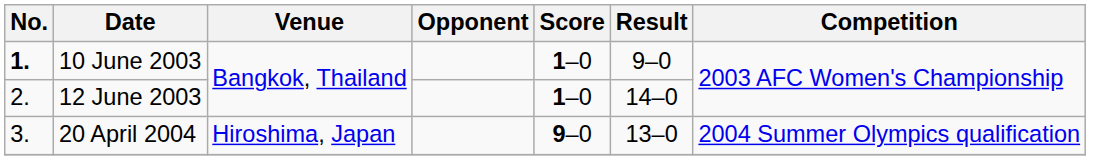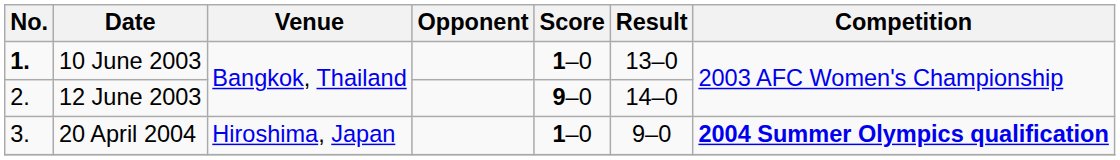(652, 60) 9–0 -> (652, 60) 13–0
(572, 97) 1–0 -> (572, 97) 9–0
(572, 135) 9–0 -> (572, 135) 1–0
(652, 135) 13–0 -> (652, 135) 9–0
(889, 135) normal -> (904, 135) bold
